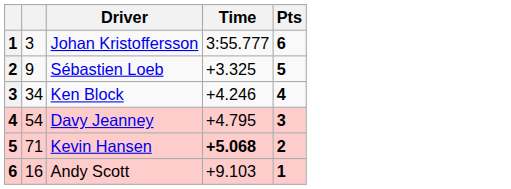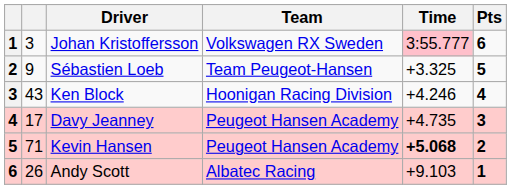+ column: (302, 18)
(238, 43) no background -> (438, 43) pink background
(34, 95) 34 -> (34, 95) 43
(34, 121) 54 -> (34, 121) 17
(231, 121) +4.795 -> (431, 121) +4.735
(34, 172) 16 -> (34, 172) 26
